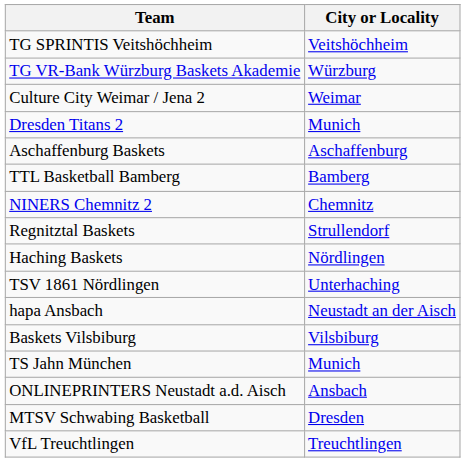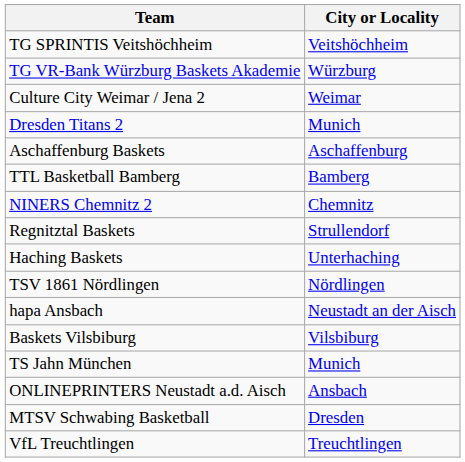(346, 257) Nördlingen -> (354, 257) Unterhaching
(354, 284) Unterhaching -> (346, 284) Nördlingen
